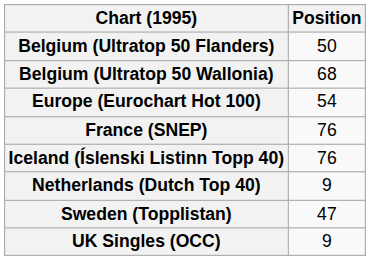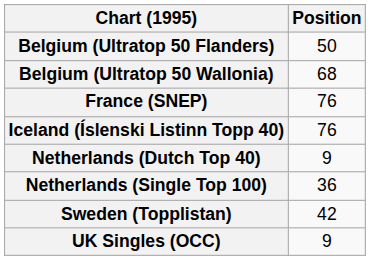- row: (146, 102)
+ row: (146, 185)
(327, 213) 47 -> (327, 213) 42
